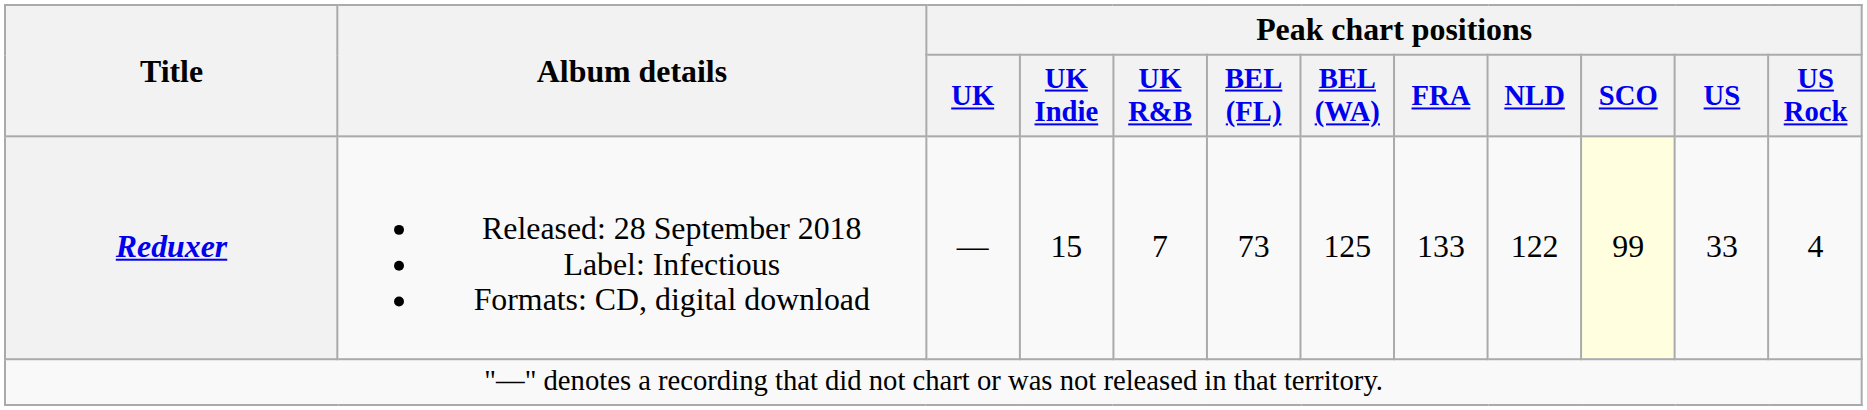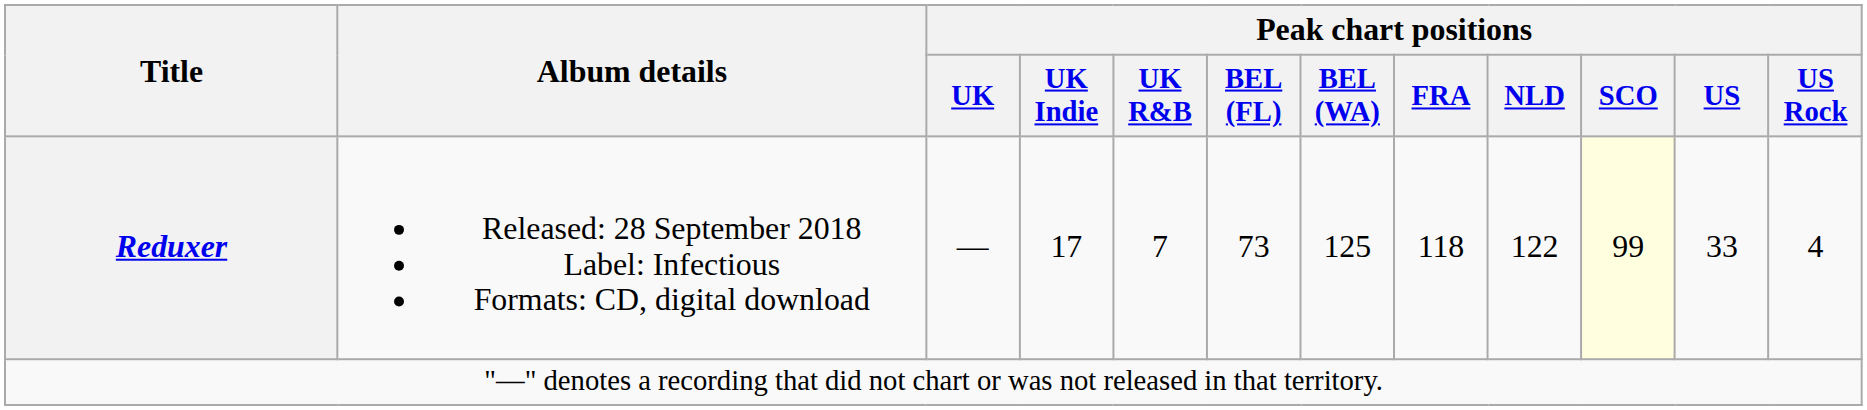(1066, 246) 15 -> (1066, 246) 17
(1441, 246) 133 -> (1441, 246) 118
